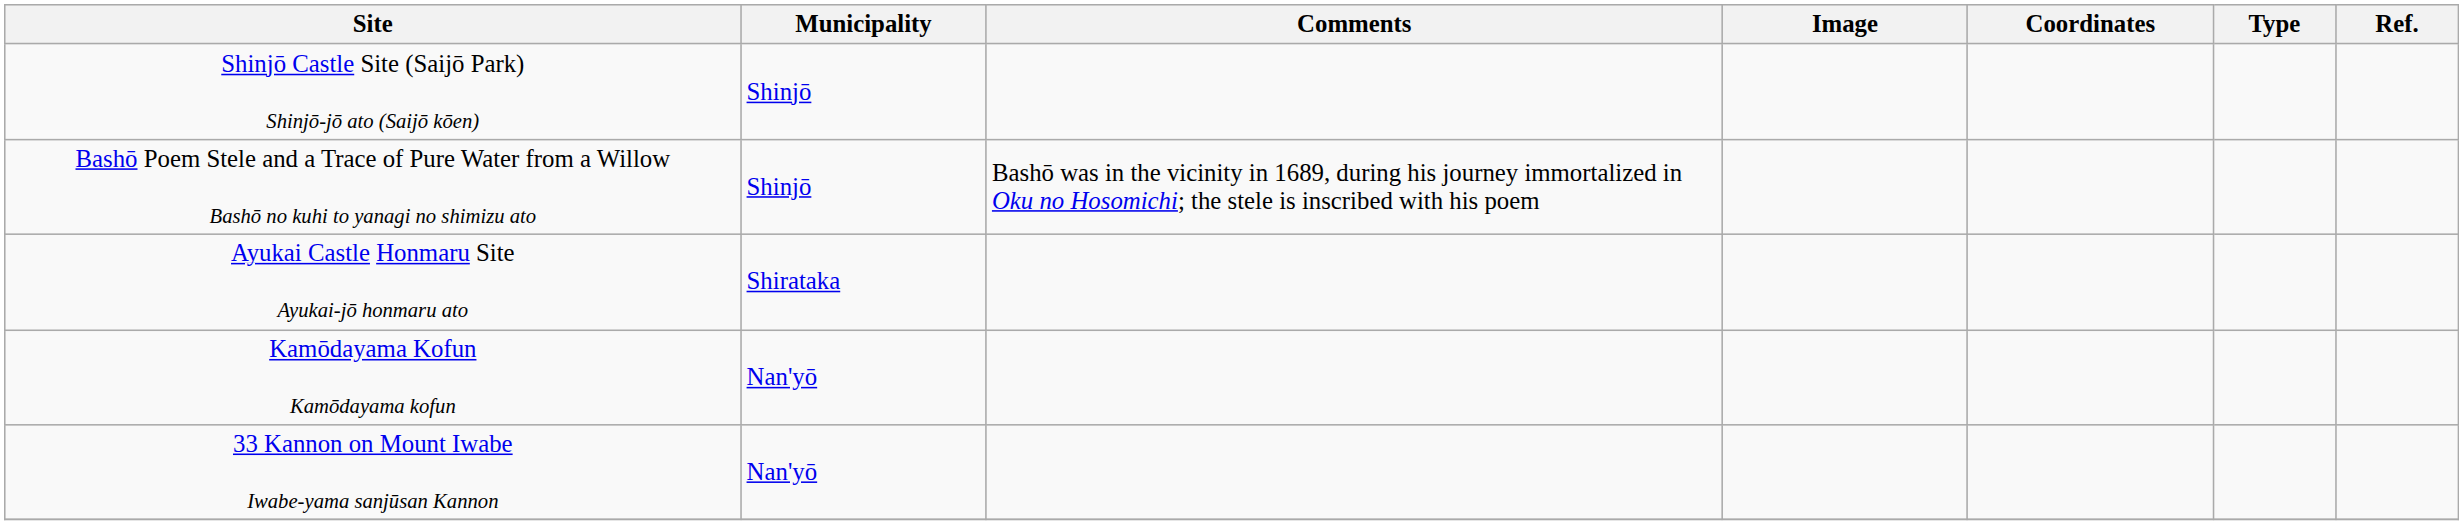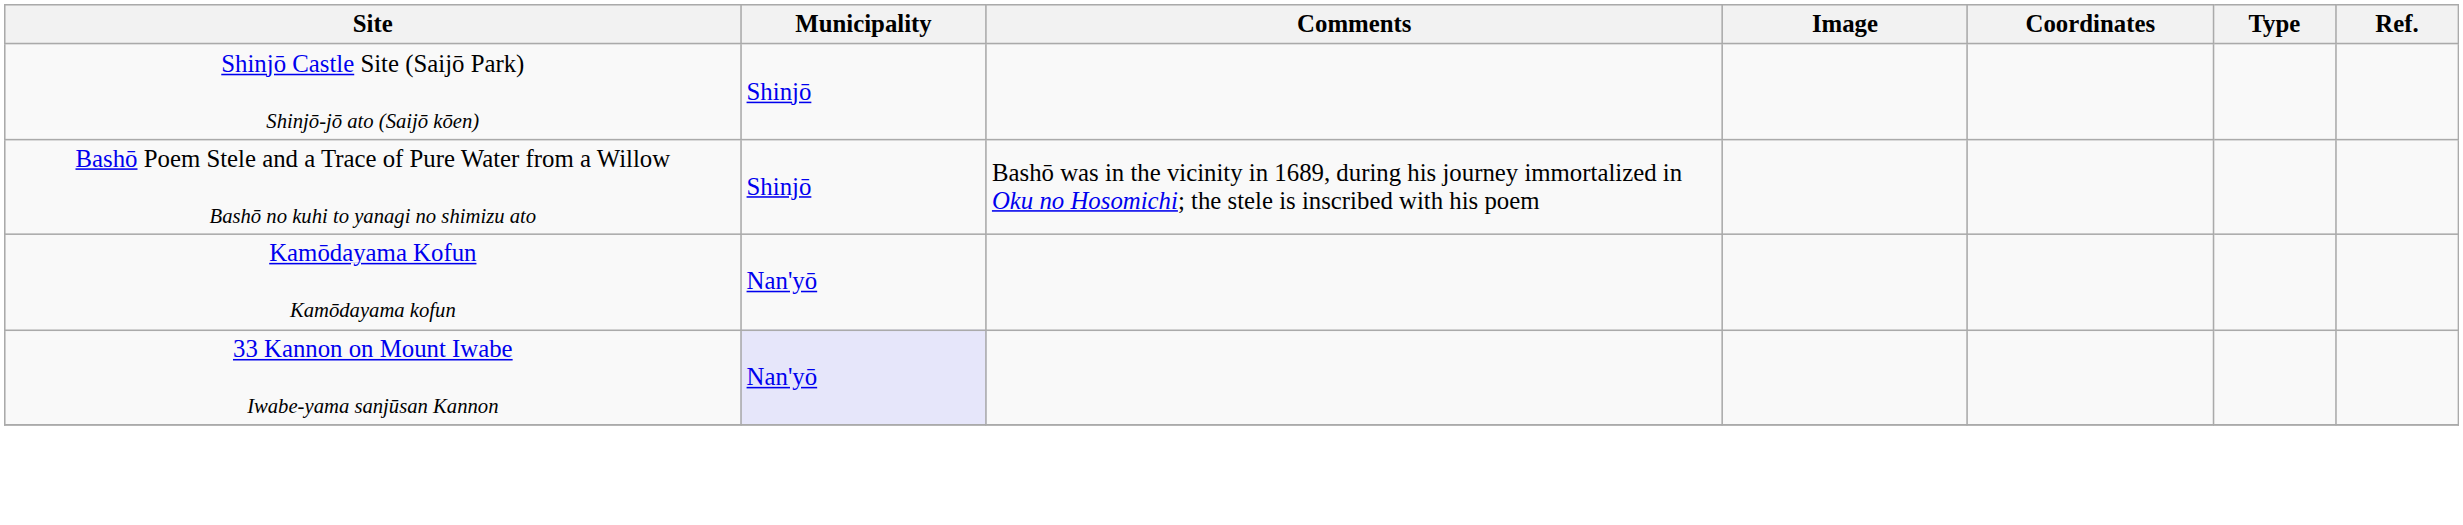- row: (373, 281)
(782, 471) no background -> (782, 376) lavender background
